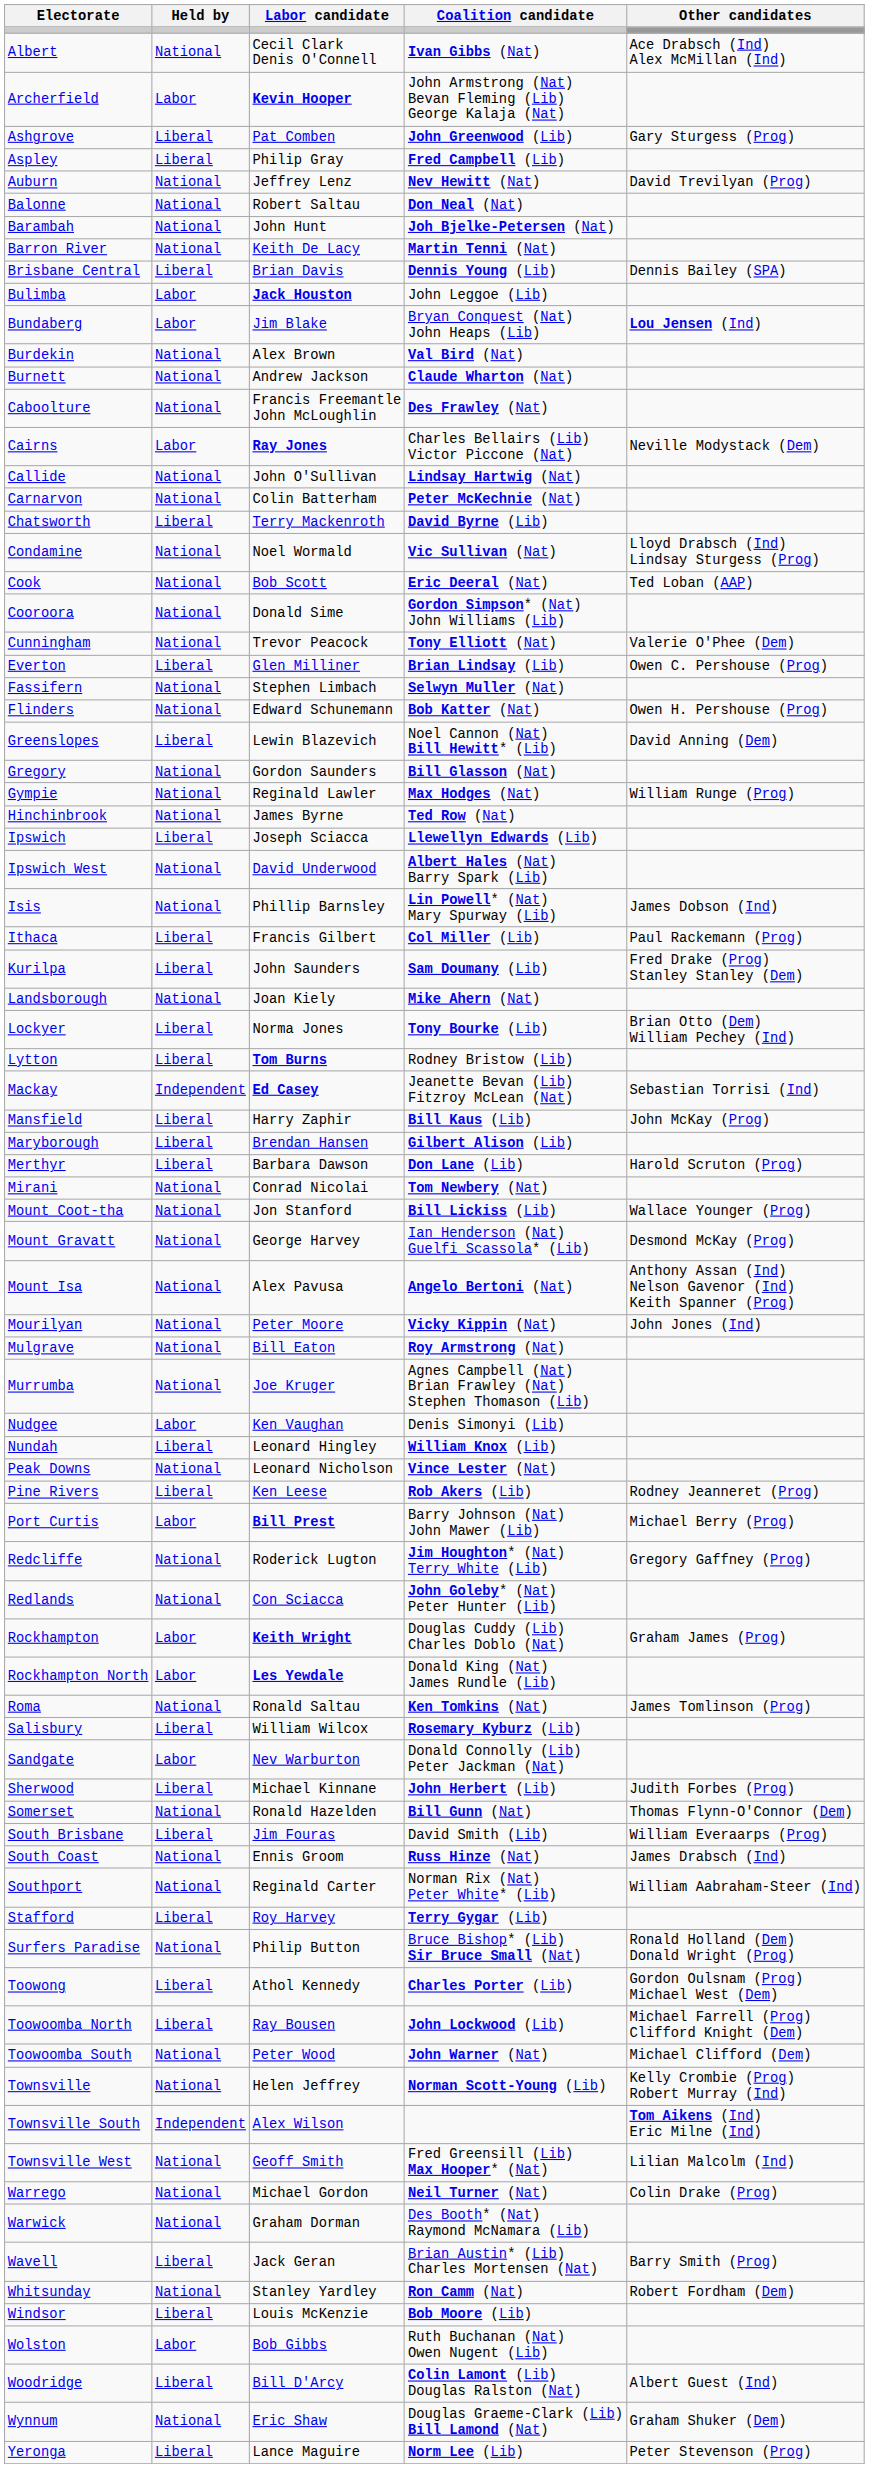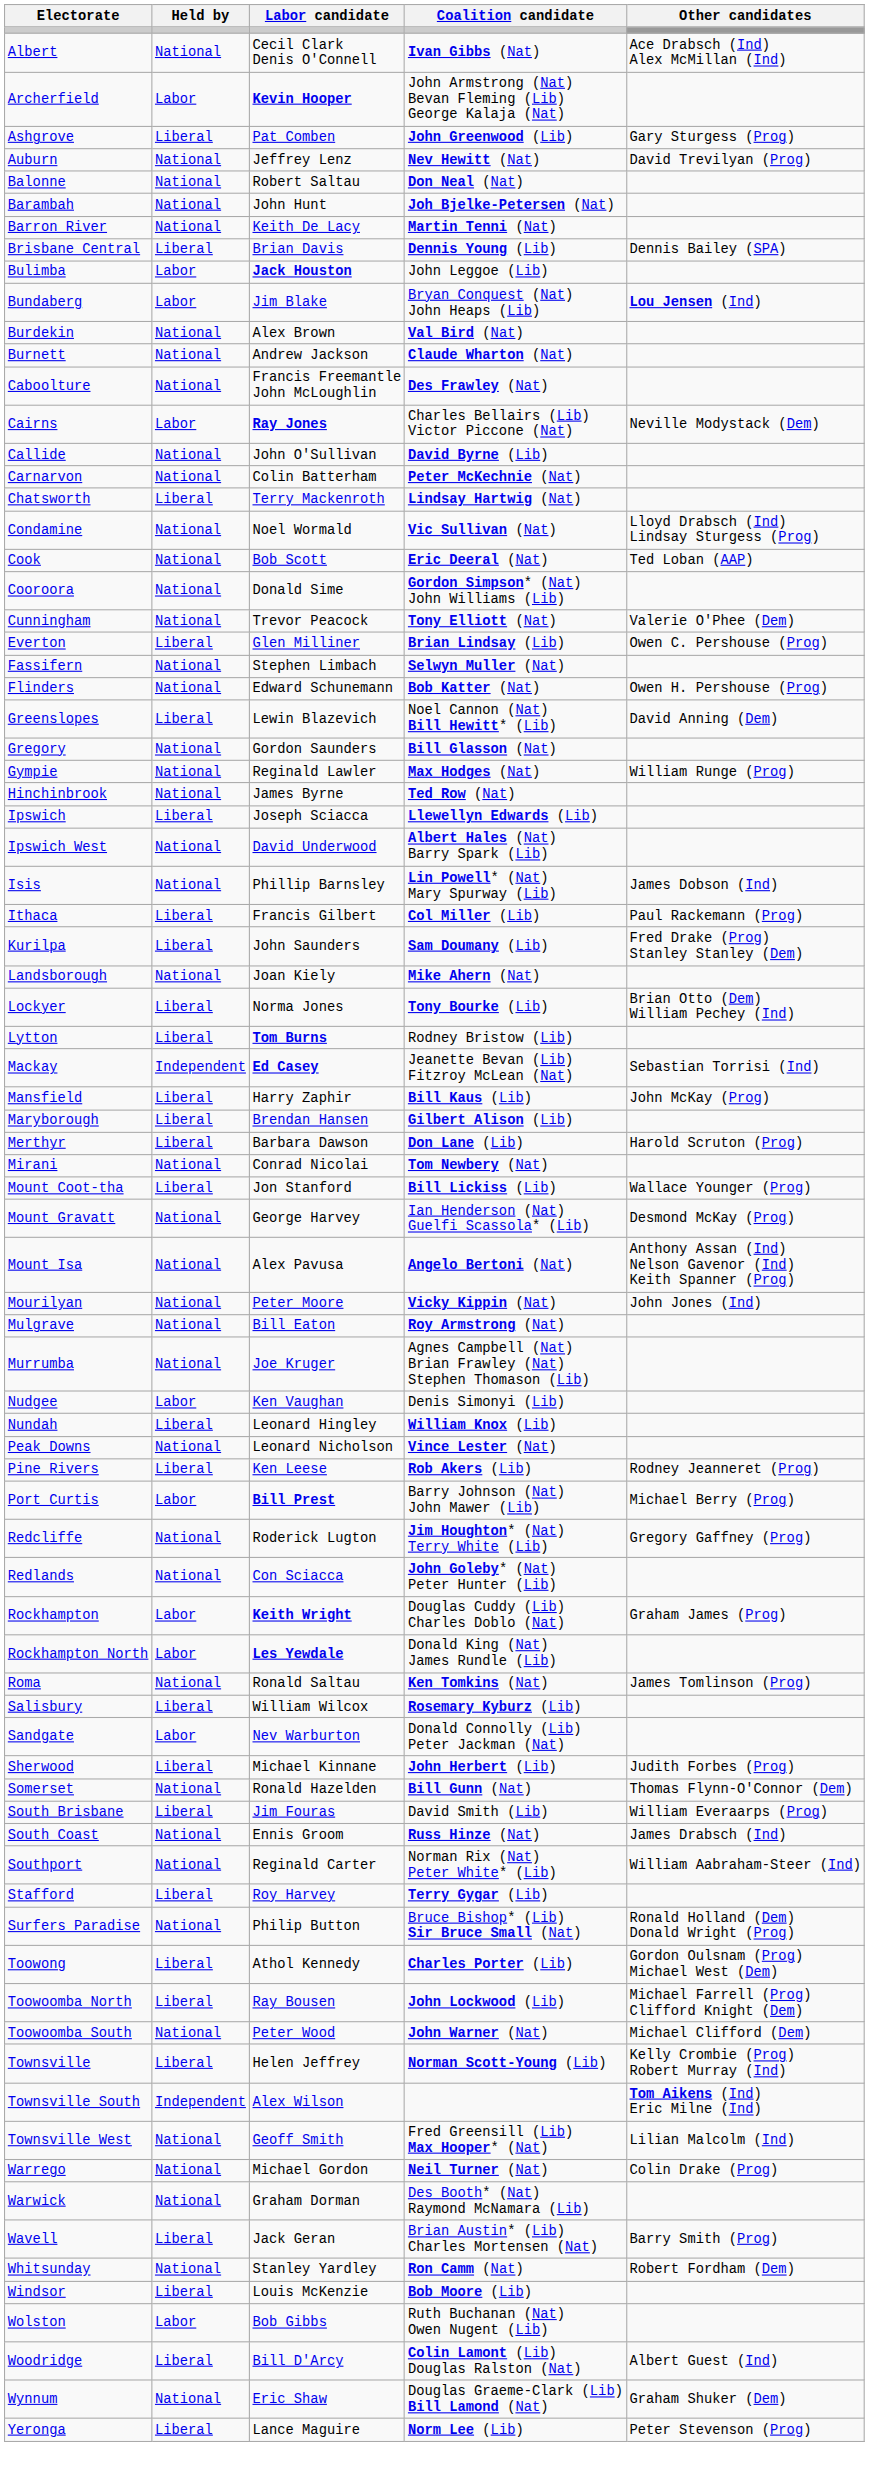- row: (33, 160)
(495, 477) Lindsay Hartwig (Nat) -> (478, 455) David Byrne (Lib)
(478, 522) David Byrne (Lib) -> (495, 500) Lindsay Hartwig (Nat)
(188, 1211) National -> (184, 1188) Liberal
(188, 2086) National -> (184, 2063) Liberal
